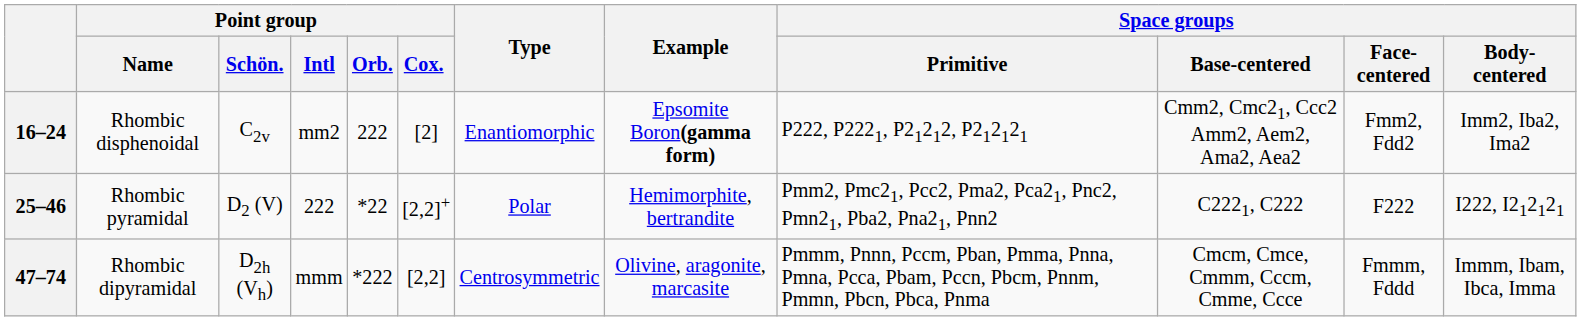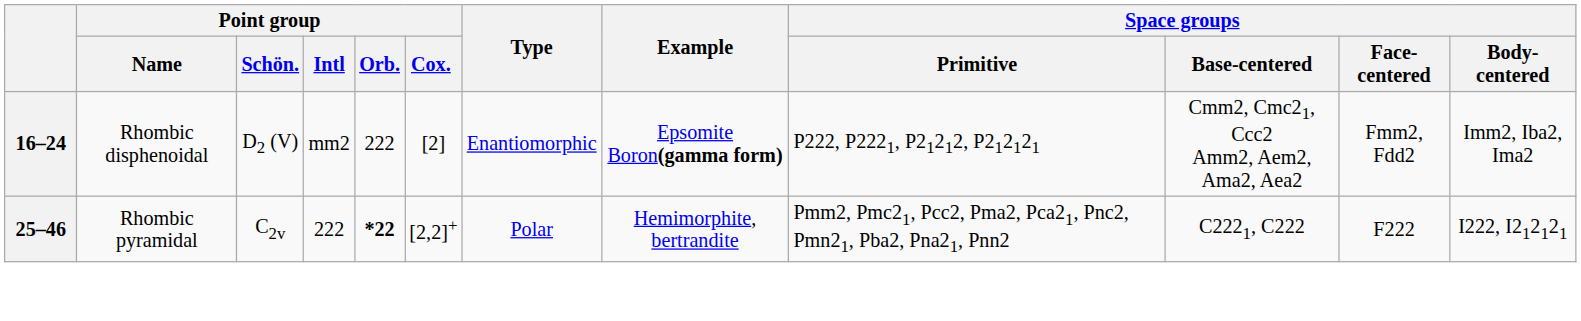(255, 132) C2v -> (270, 143) D2 (V)
(255, 206) D2 (V) -> (270, 229) C2v
(372, 206) normal -> (380, 229) bold
- row: (41, 277)
